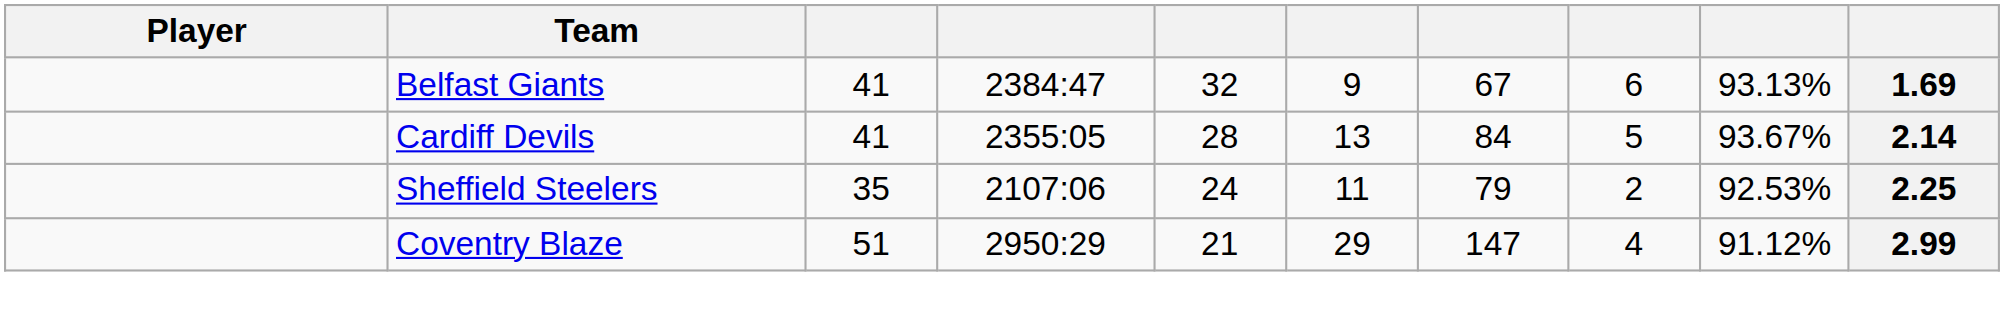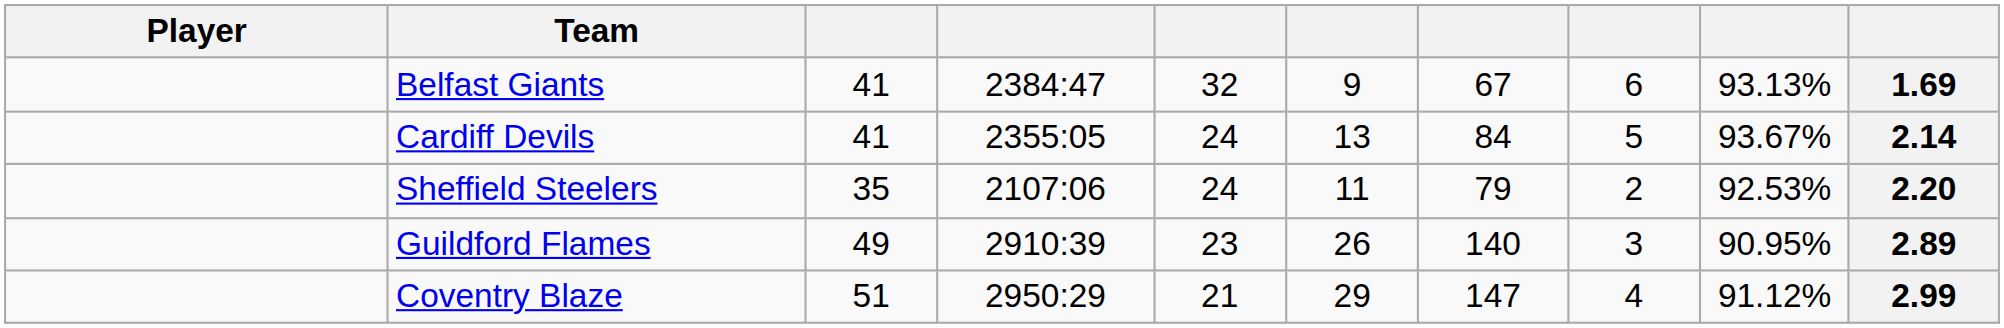(1220, 137) 28 -> (1220, 137) 24
(1924, 190) 2.25 -> (1924, 190) 2.20
+ row: (523, 243)
